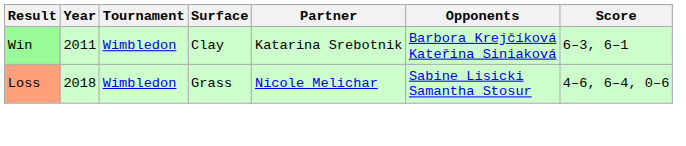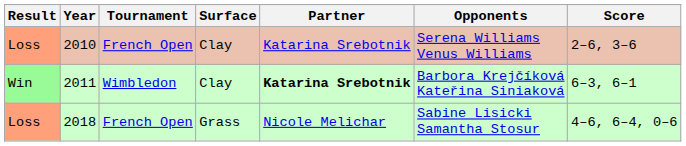+ row: (80, 46)
(329, 46) normal -> (337, 84) bold
(140, 84) Wimbledon -> (148, 122) French Open
